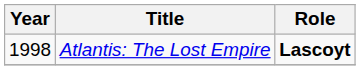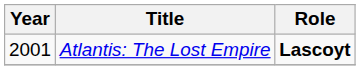(30, 49) 1998 -> (30, 49) 2001
